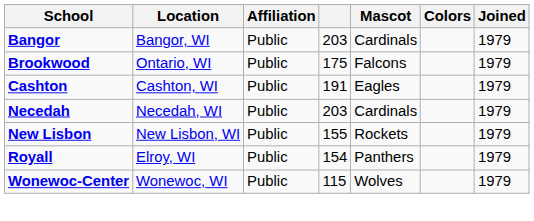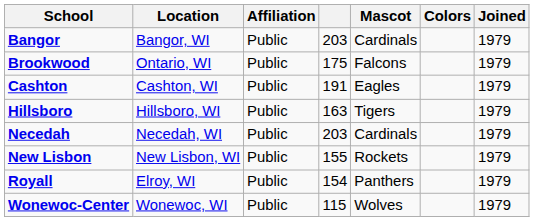+ row: (40, 110)
